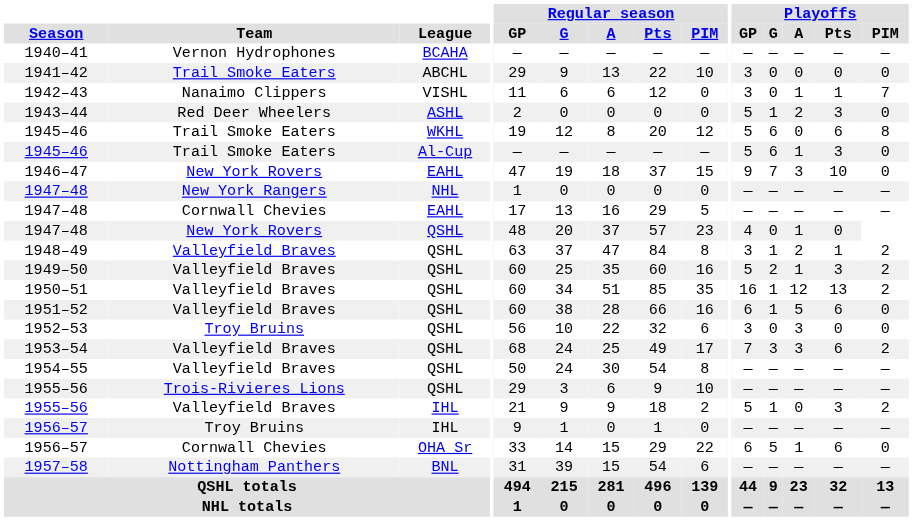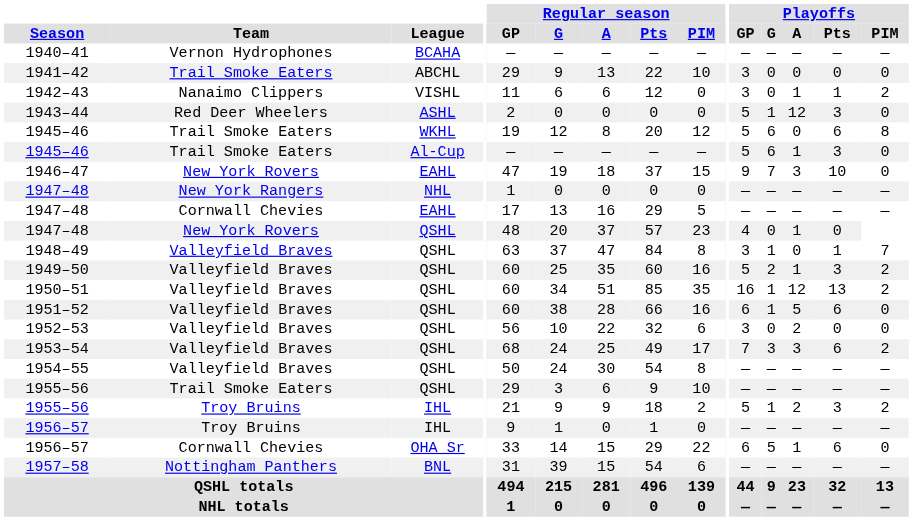(885, 93) 7 -> (885, 93) 2
(799, 112) 2 -> (797, 112) 12
(799, 250) 2 -> (797, 250) 0
(885, 250) 2 -> (885, 250) 7
(254, 329) Troy Bruins -> (251, 329) Valleyfield Braves
(799, 329) 3 -> (797, 329) 2
(254, 389) Trois-Rivieres Lions -> (251, 389) Trail Smoke Eaters
(254, 408) Valleyfield Braves -> (251, 408) Troy Bruins
(799, 408) 0 -> (797, 408) 2
